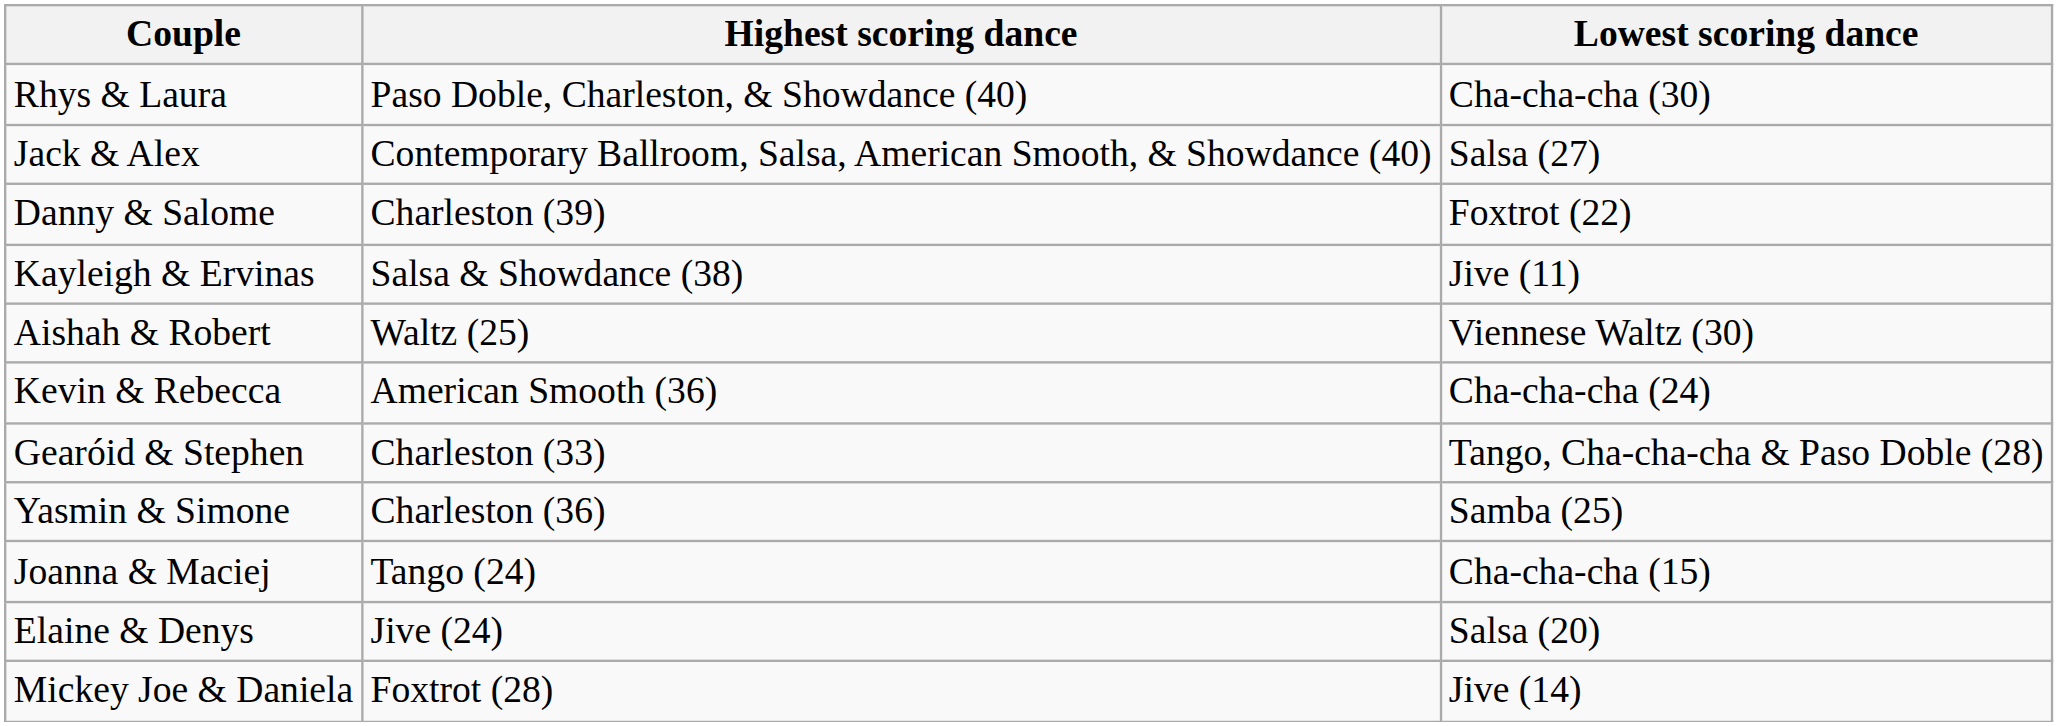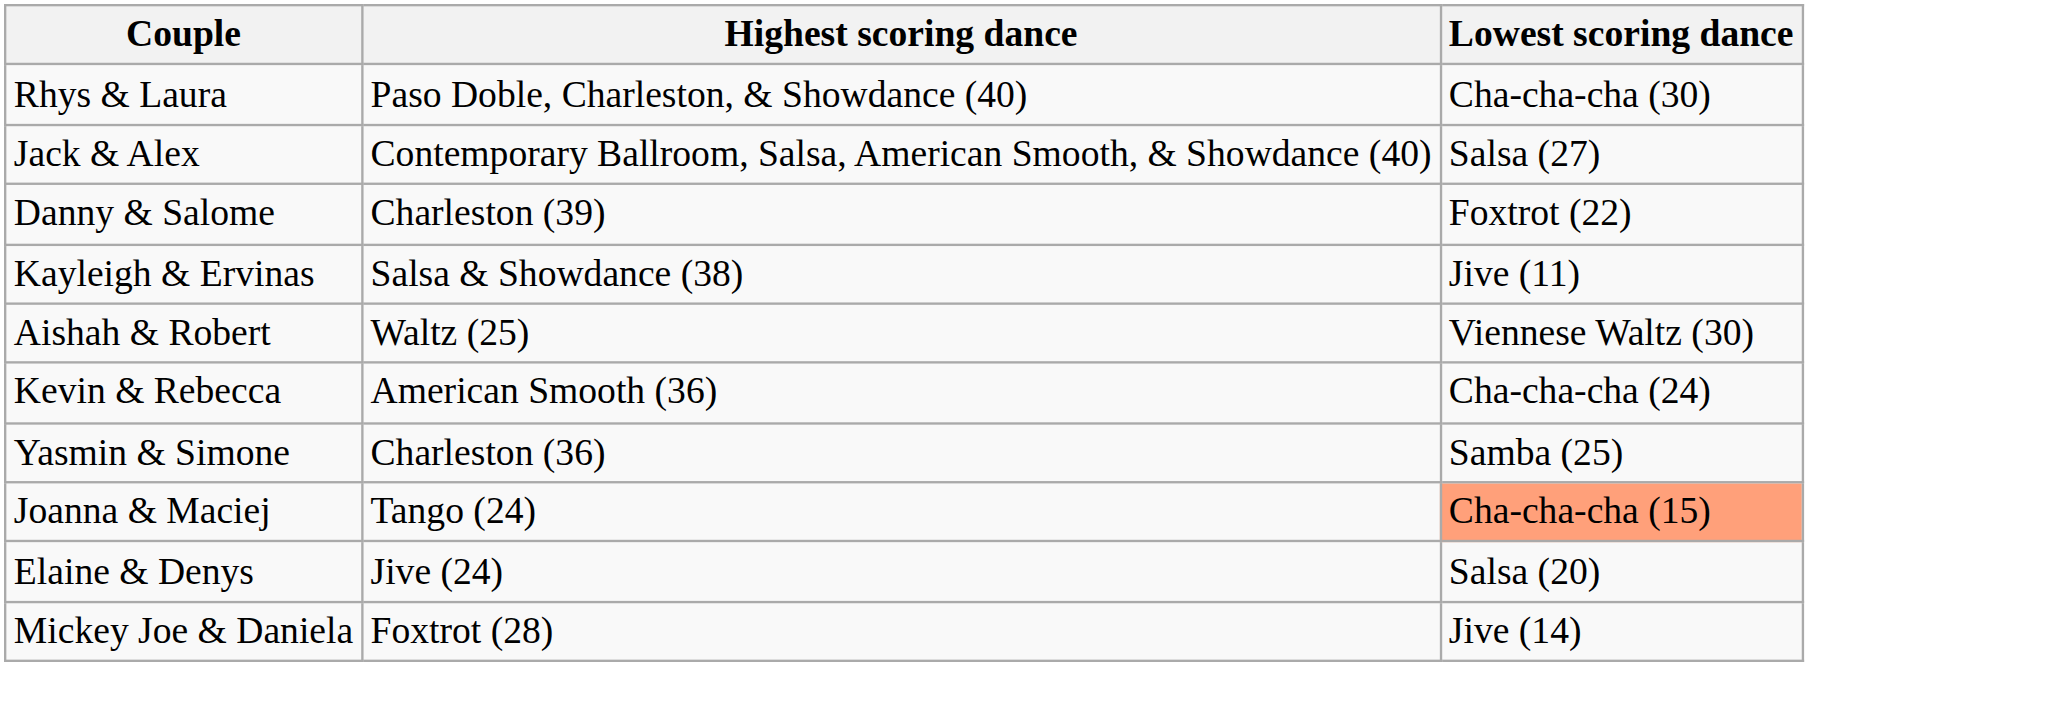- row: (159, 451)
(1580, 570) no background -> (1580, 511) lightsalmon background
